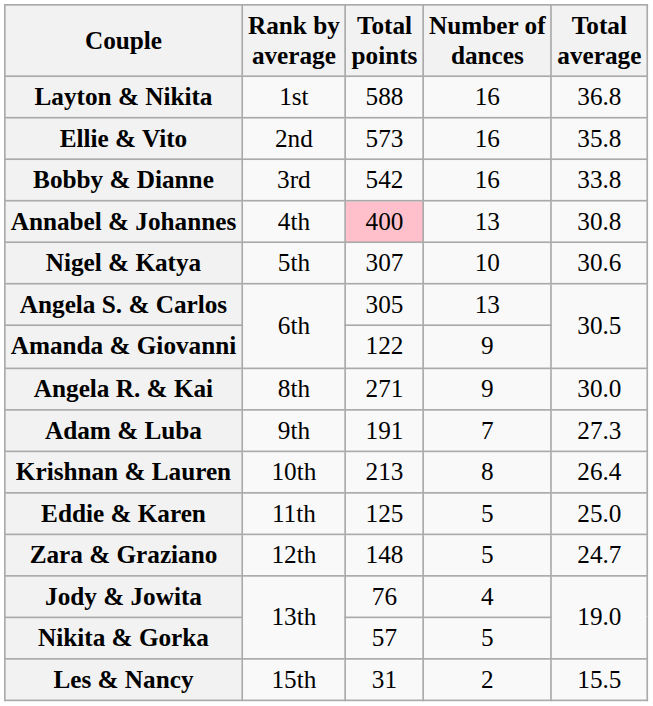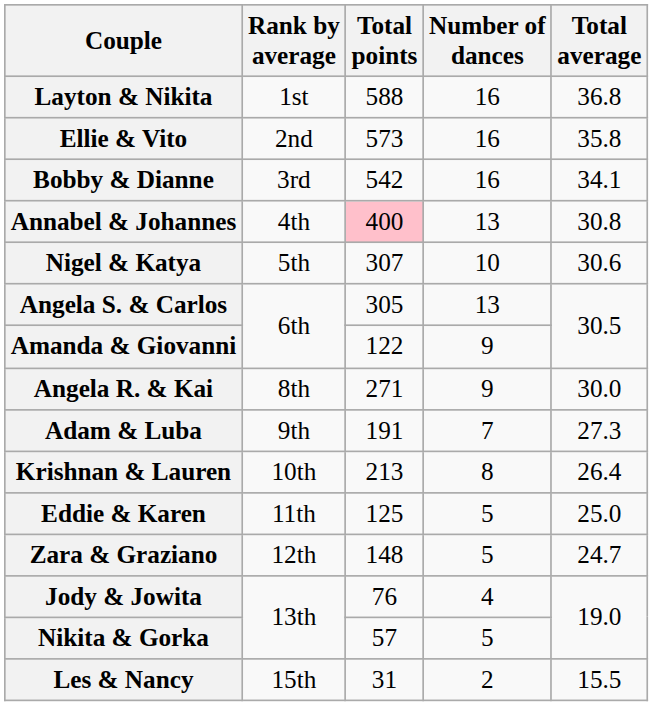(599, 180) 33.8 -> (599, 180) 34.1
